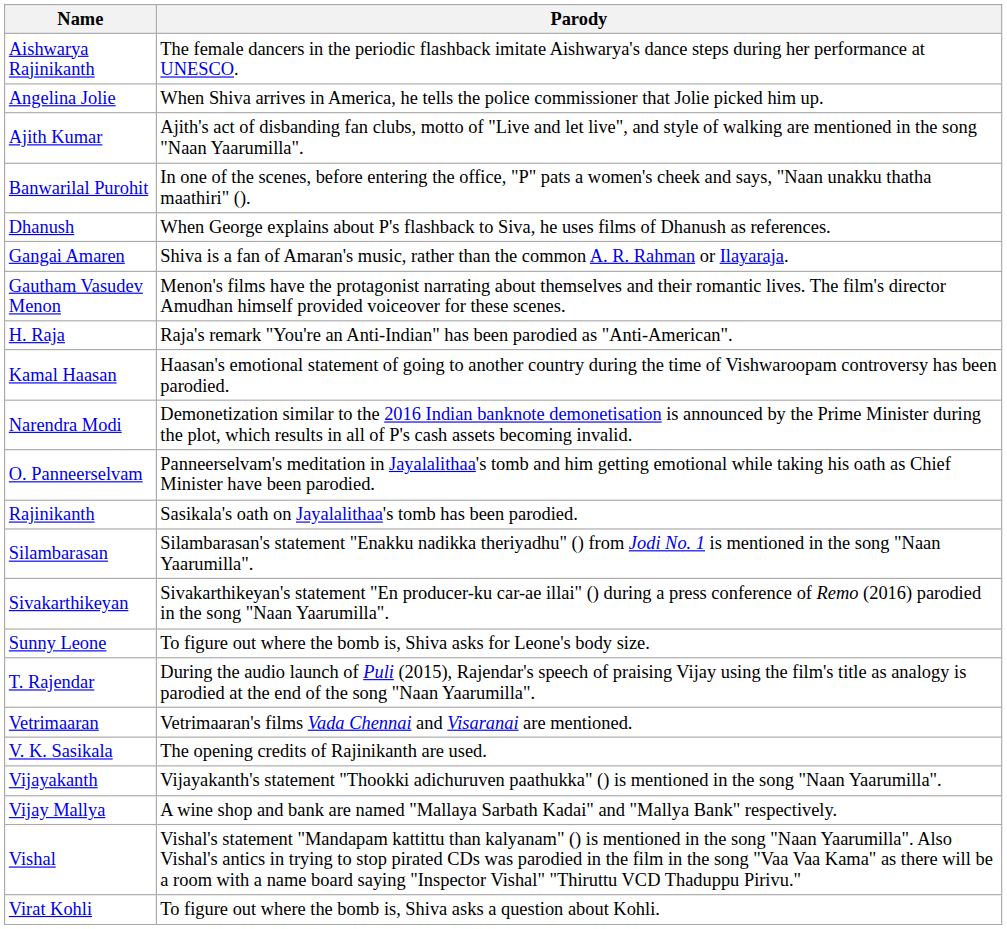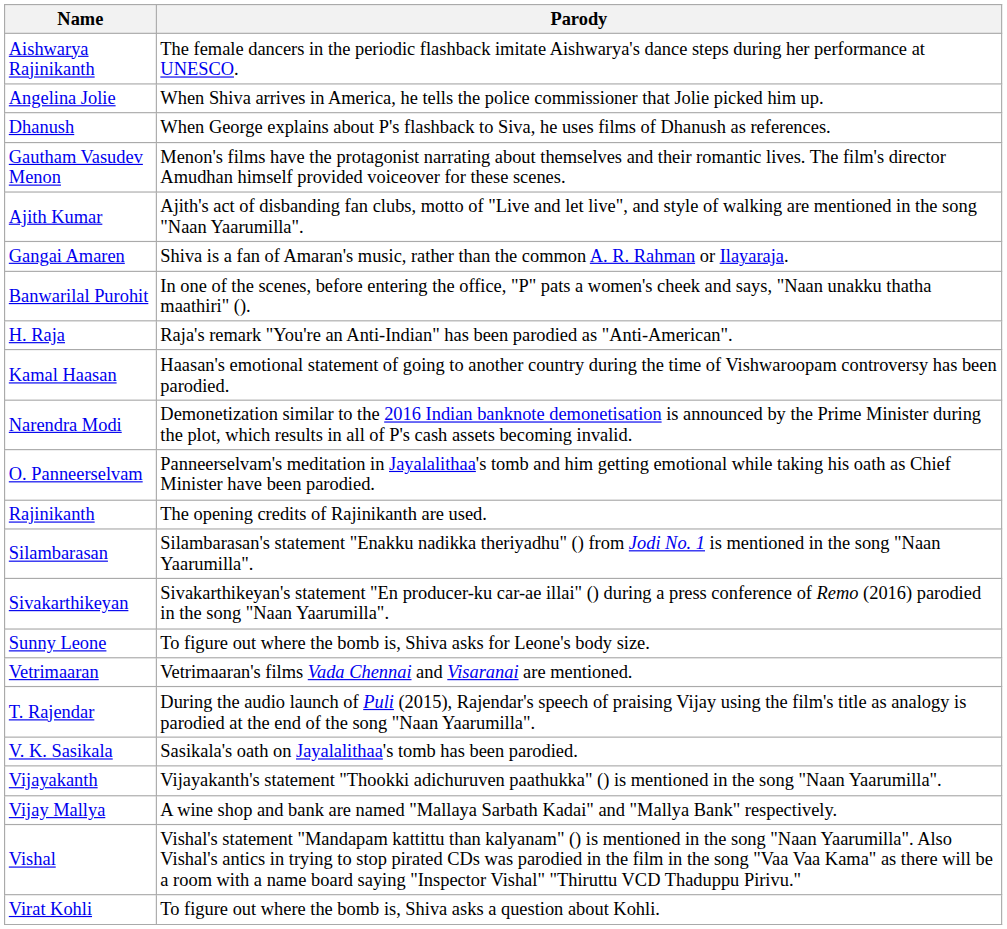rows swapped: (56, 137) <-> (42, 227)
rows swapped: (79, 187) <-> (76, 295)
(369, 514) Sasikala's oath on Jayalalithaa's tomb has been parodied. -> (324, 514) The opening credits of Rajinikanth are used.
rows swapped: (52, 682) <-> (54, 722)
(324, 751) The opening credits of Rajinikanth are used. -> (369, 751) Sasikala's oath on Jayalalithaa's tomb has been parodied.
